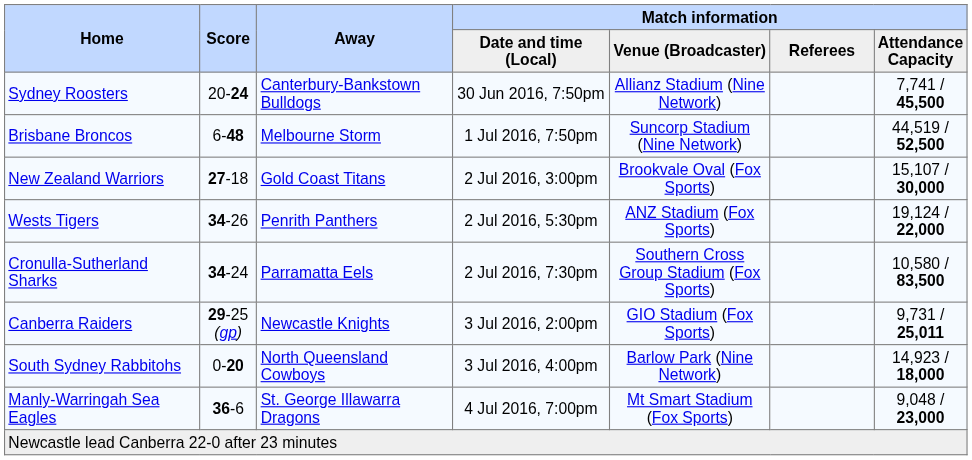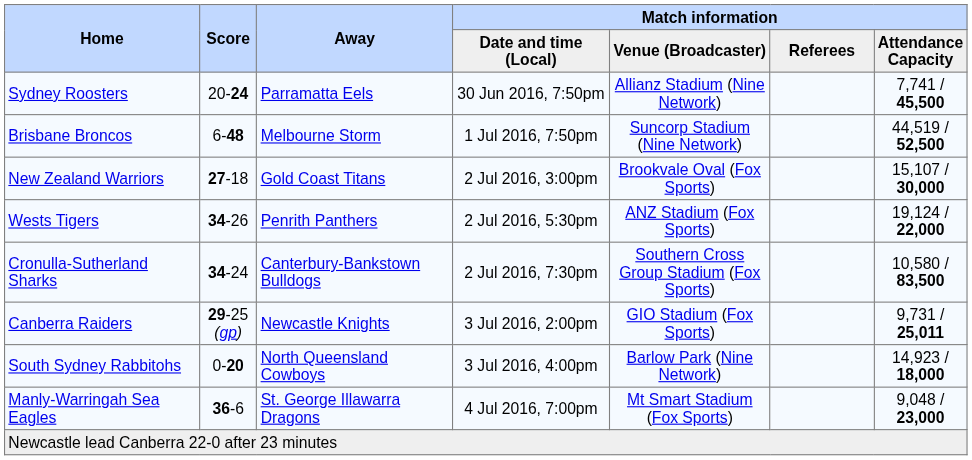(340, 93) Canterbury-Bankstown Bulldogs -> (317, 93) Parramatta Eels
(317, 272) Parramatta Eels -> (340, 272) Canterbury-Bankstown Bulldogs
